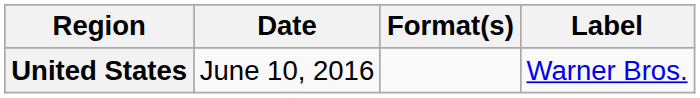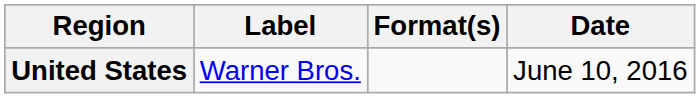columns swapped: (287, 26) <-> (607, 26)
